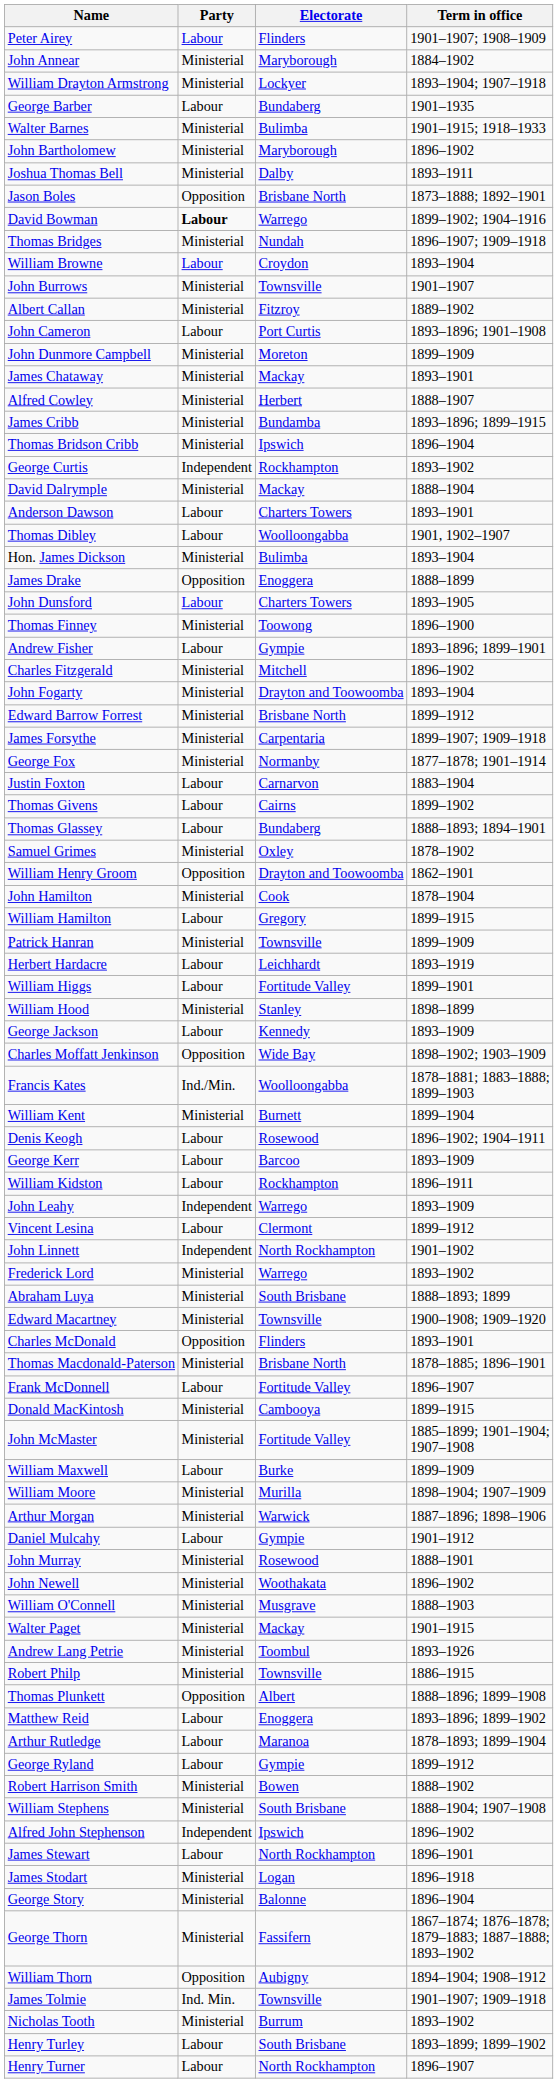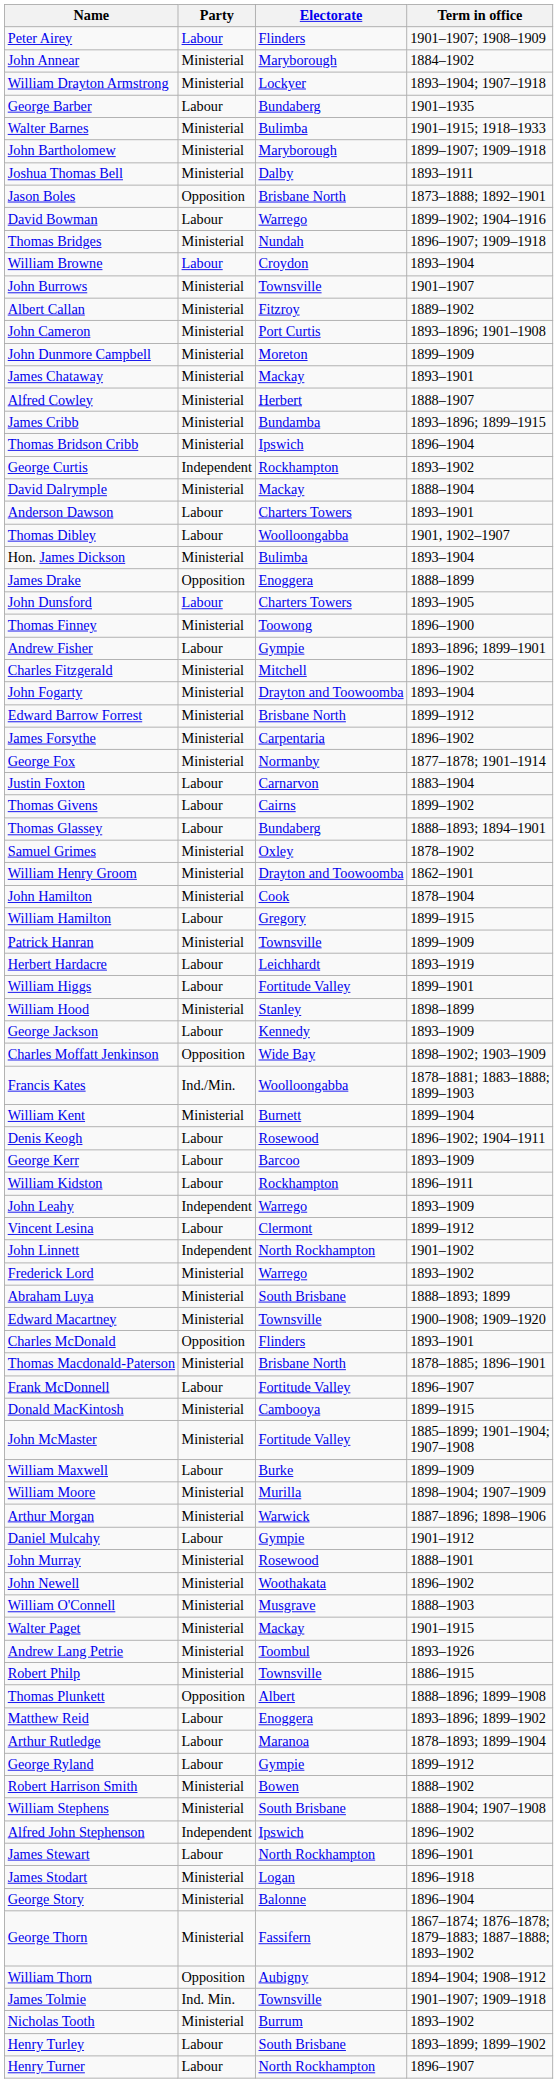(442, 151) 1896–1902 -> (478, 151) 1899–1907; 1909–1918
(205, 219) bold -> (202, 219) normal
(202, 331) Labour -> (213, 331) Ministerial
(478, 738) 1899–1907; 1909–1918 -> (442, 738) 1896–1902
(213, 873) Opposition -> (213, 873) Ministerial
